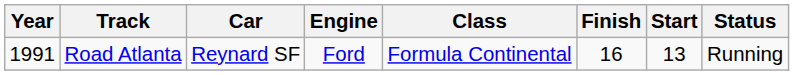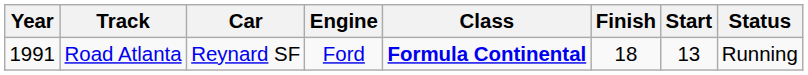(480, 54) normal -> (487, 54) bold
(611, 54) 16 -> (626, 54) 18
